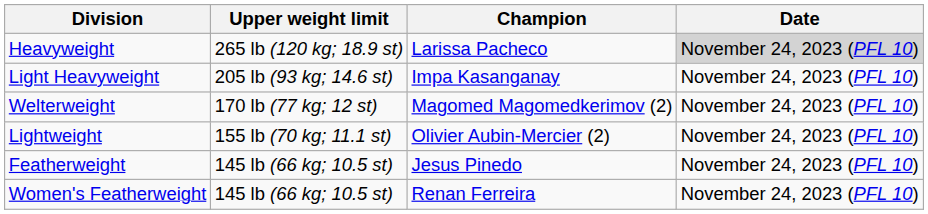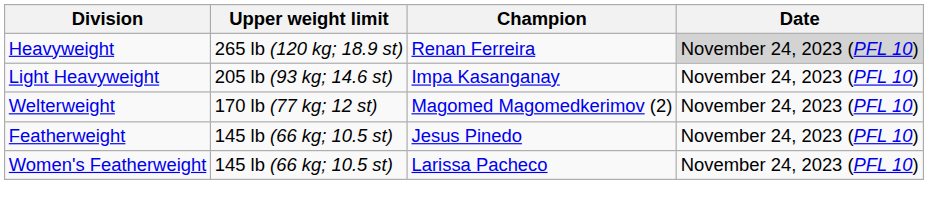(480, 48) Larissa Pacheco -> (473, 48) Renan Ferreira
- row: (55, 135)
(473, 194) Renan Ferreira -> (480, 164) Larissa Pacheco
